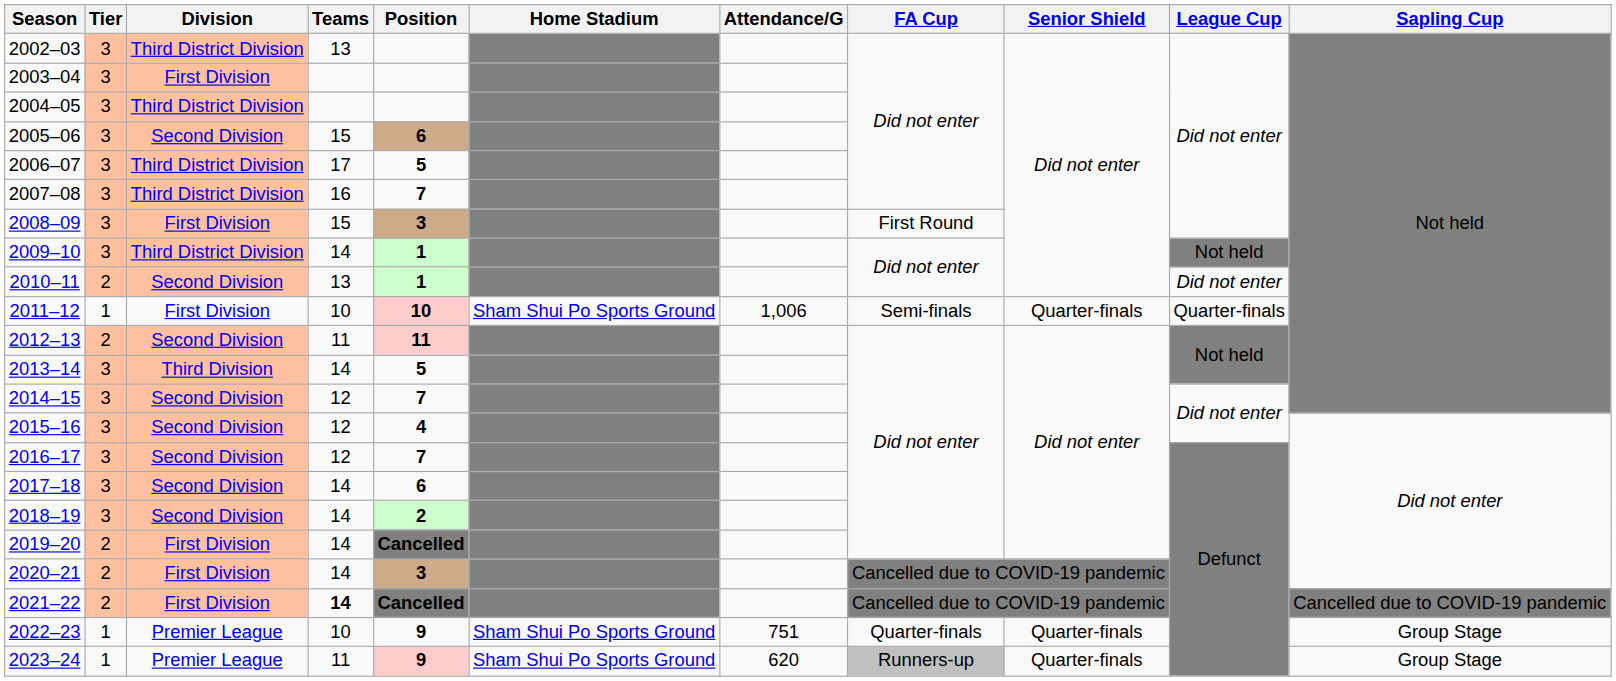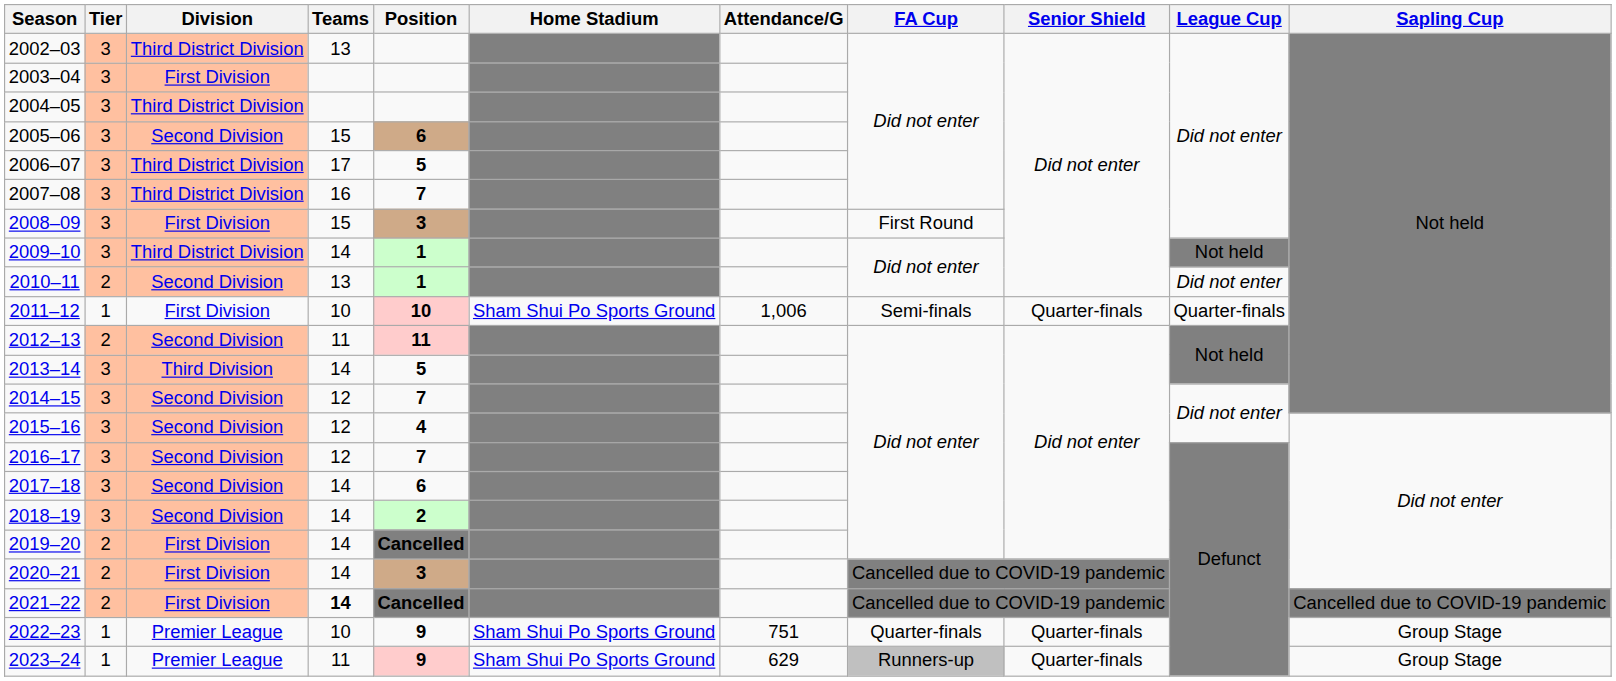(784, 661) 620 -> (784, 661) 629
